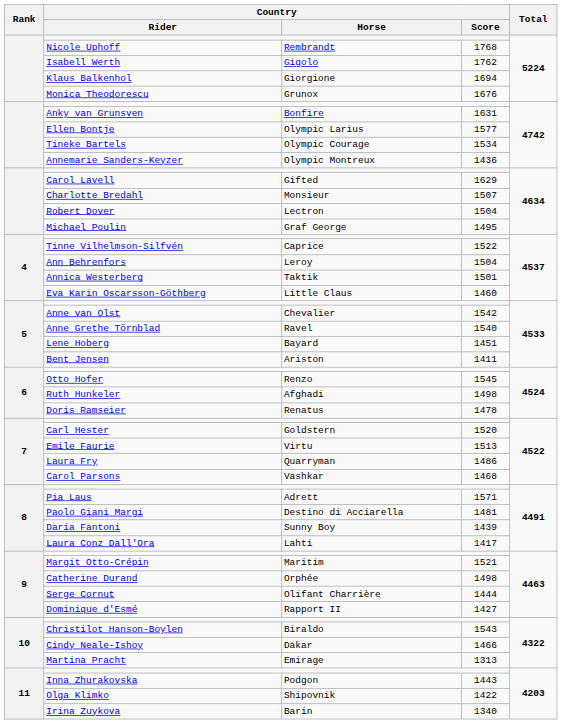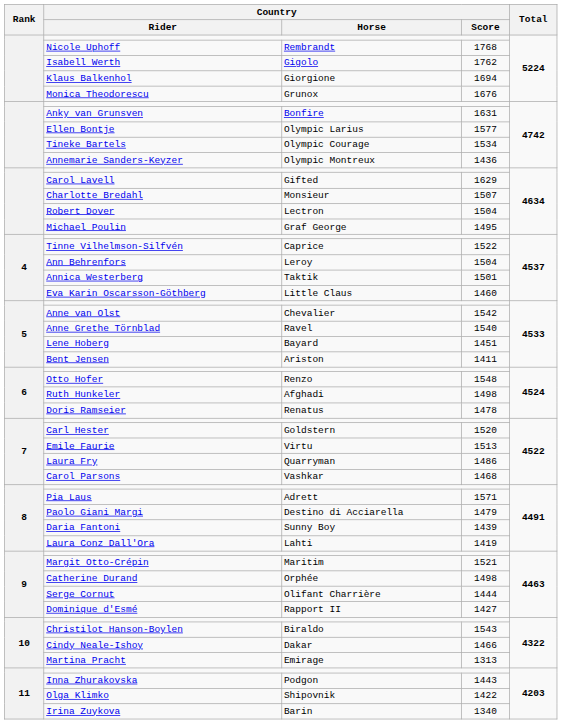(485, 379) 1545 -> (485, 379) 1548
(485, 512) 1481 -> (485, 512) 1479
(485, 543) 1417 -> (485, 543) 1419
